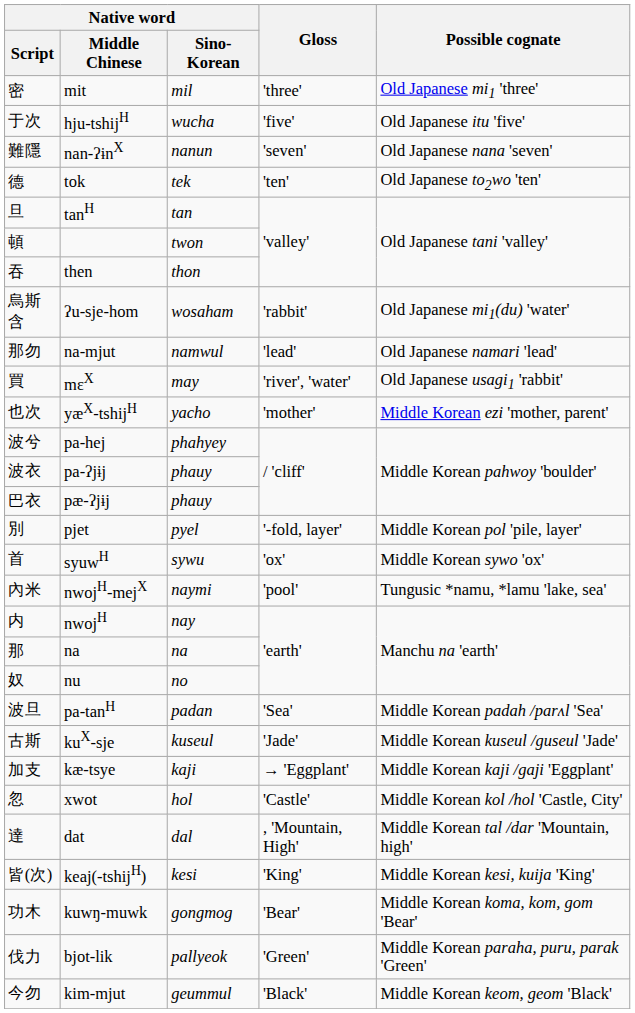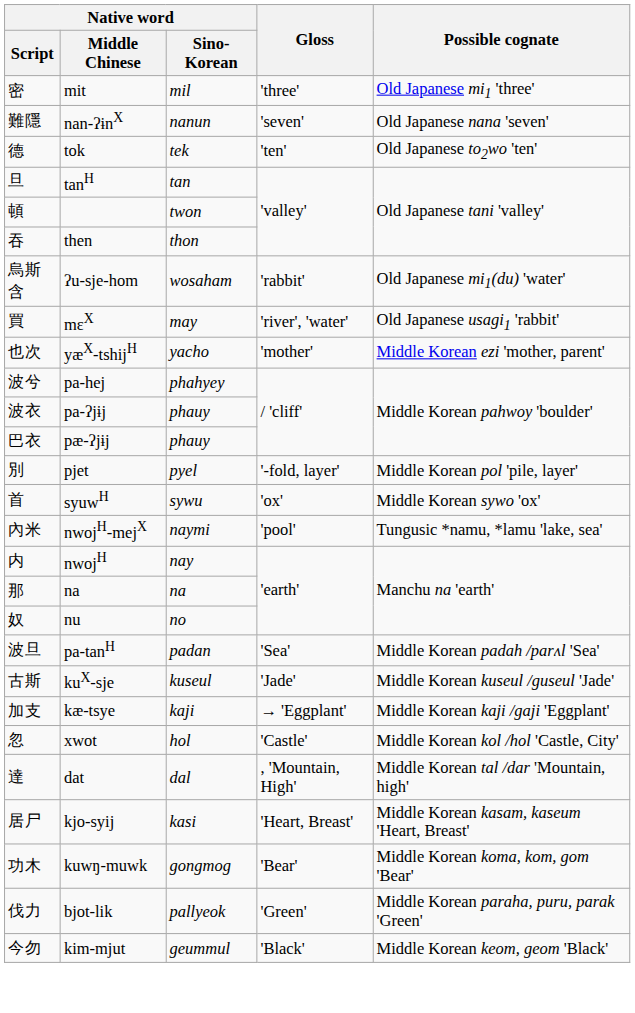- row: (25, 120)
- row: (25, 351)
- row: (30, 873)
+ row: (25, 821)
